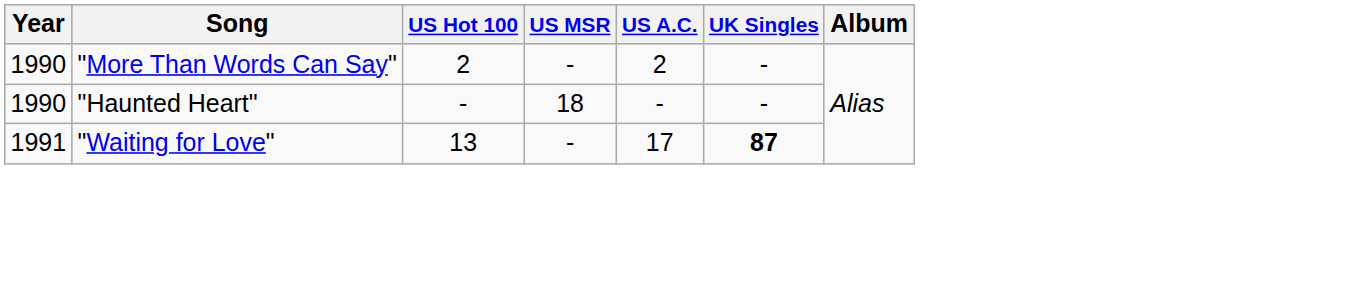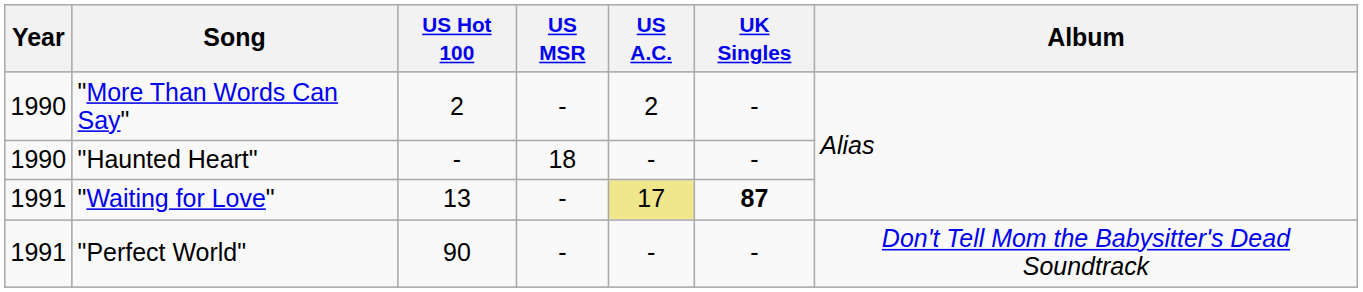(660, 143) no background -> (651, 199) khaki background
+ row: (162, 252)
